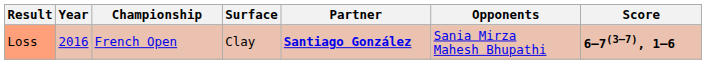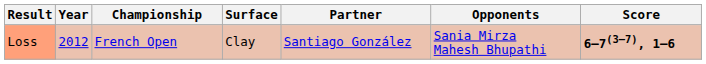(74, 42) 2016 -> (74, 42) 2012
(348, 42) bold -> (348, 42) normal
